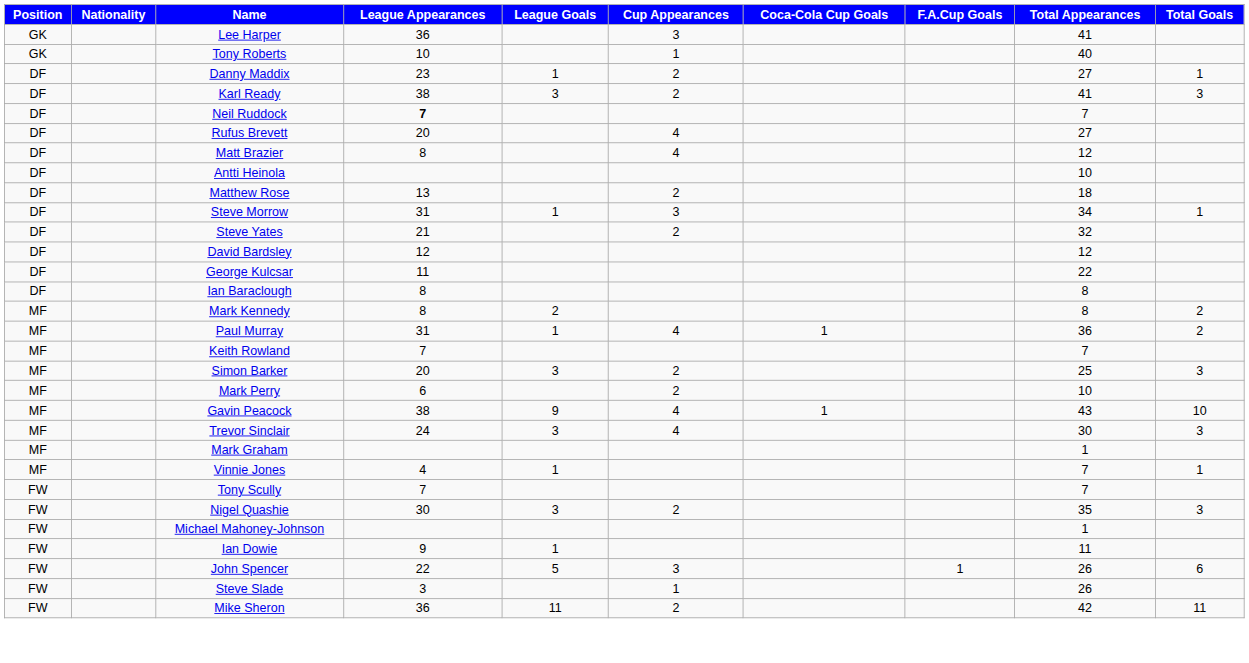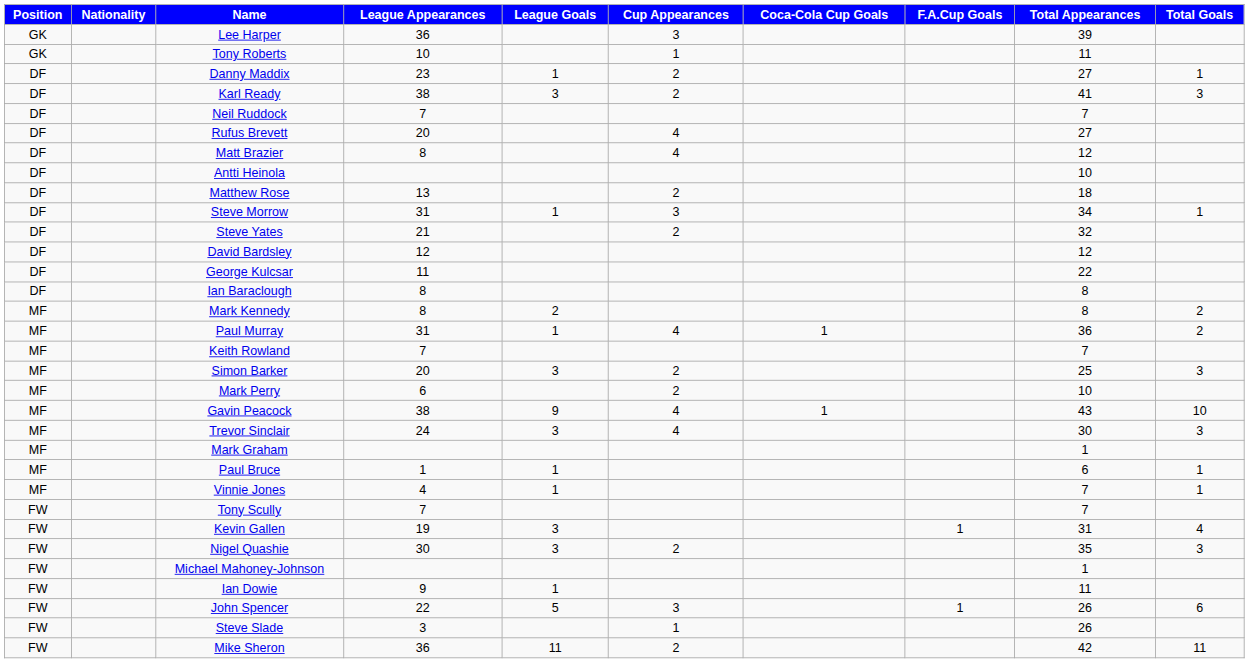(1085, 35) 41 -> (1085, 35) 39
(1085, 54) 40 -> (1085, 54) 11
(423, 114) bold -> (423, 114) normal
+ row: (249, 470)
+ row: (249, 529)
